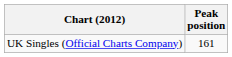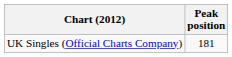(206, 43) 161 -> (206, 43) 181
